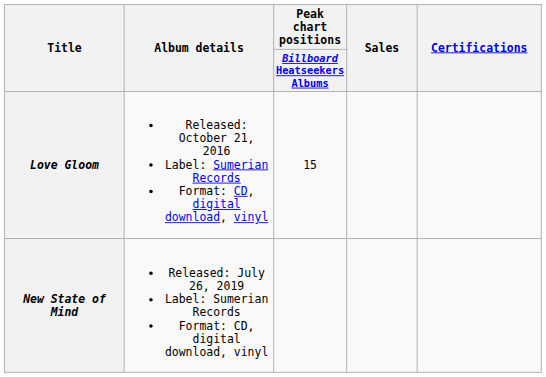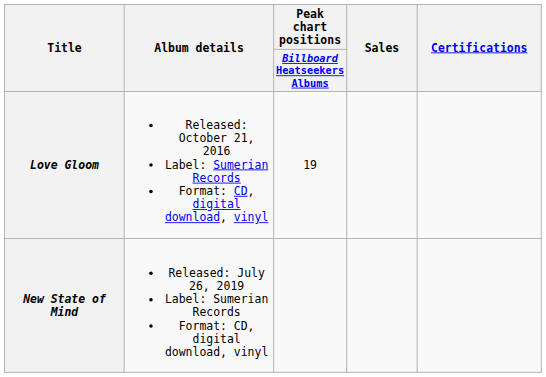(310, 165) 15 -> (310, 165) 19
